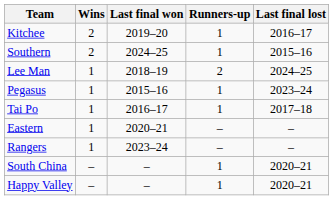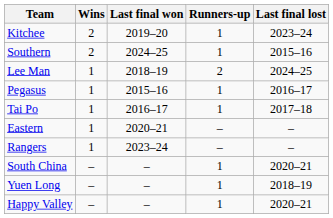(291, 33) 2016–17 -> (291, 33) 2023–24
(291, 90) 2023–24 -> (291, 90) 2016–17
+ row: (34, 185)
